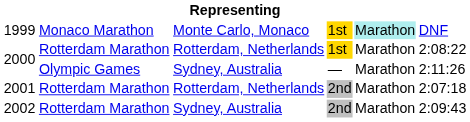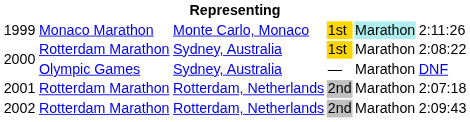(433, 30) DNF -> (442, 30) 2:11:26
(249, 49) Rotterdam, Netherlands -> (228, 49) Sydney, Australia
(442, 69) 2:11:26 -> (433, 69) DNF
(228, 108) Sydney, Australia -> (249, 108) Rotterdam, Netherlands
